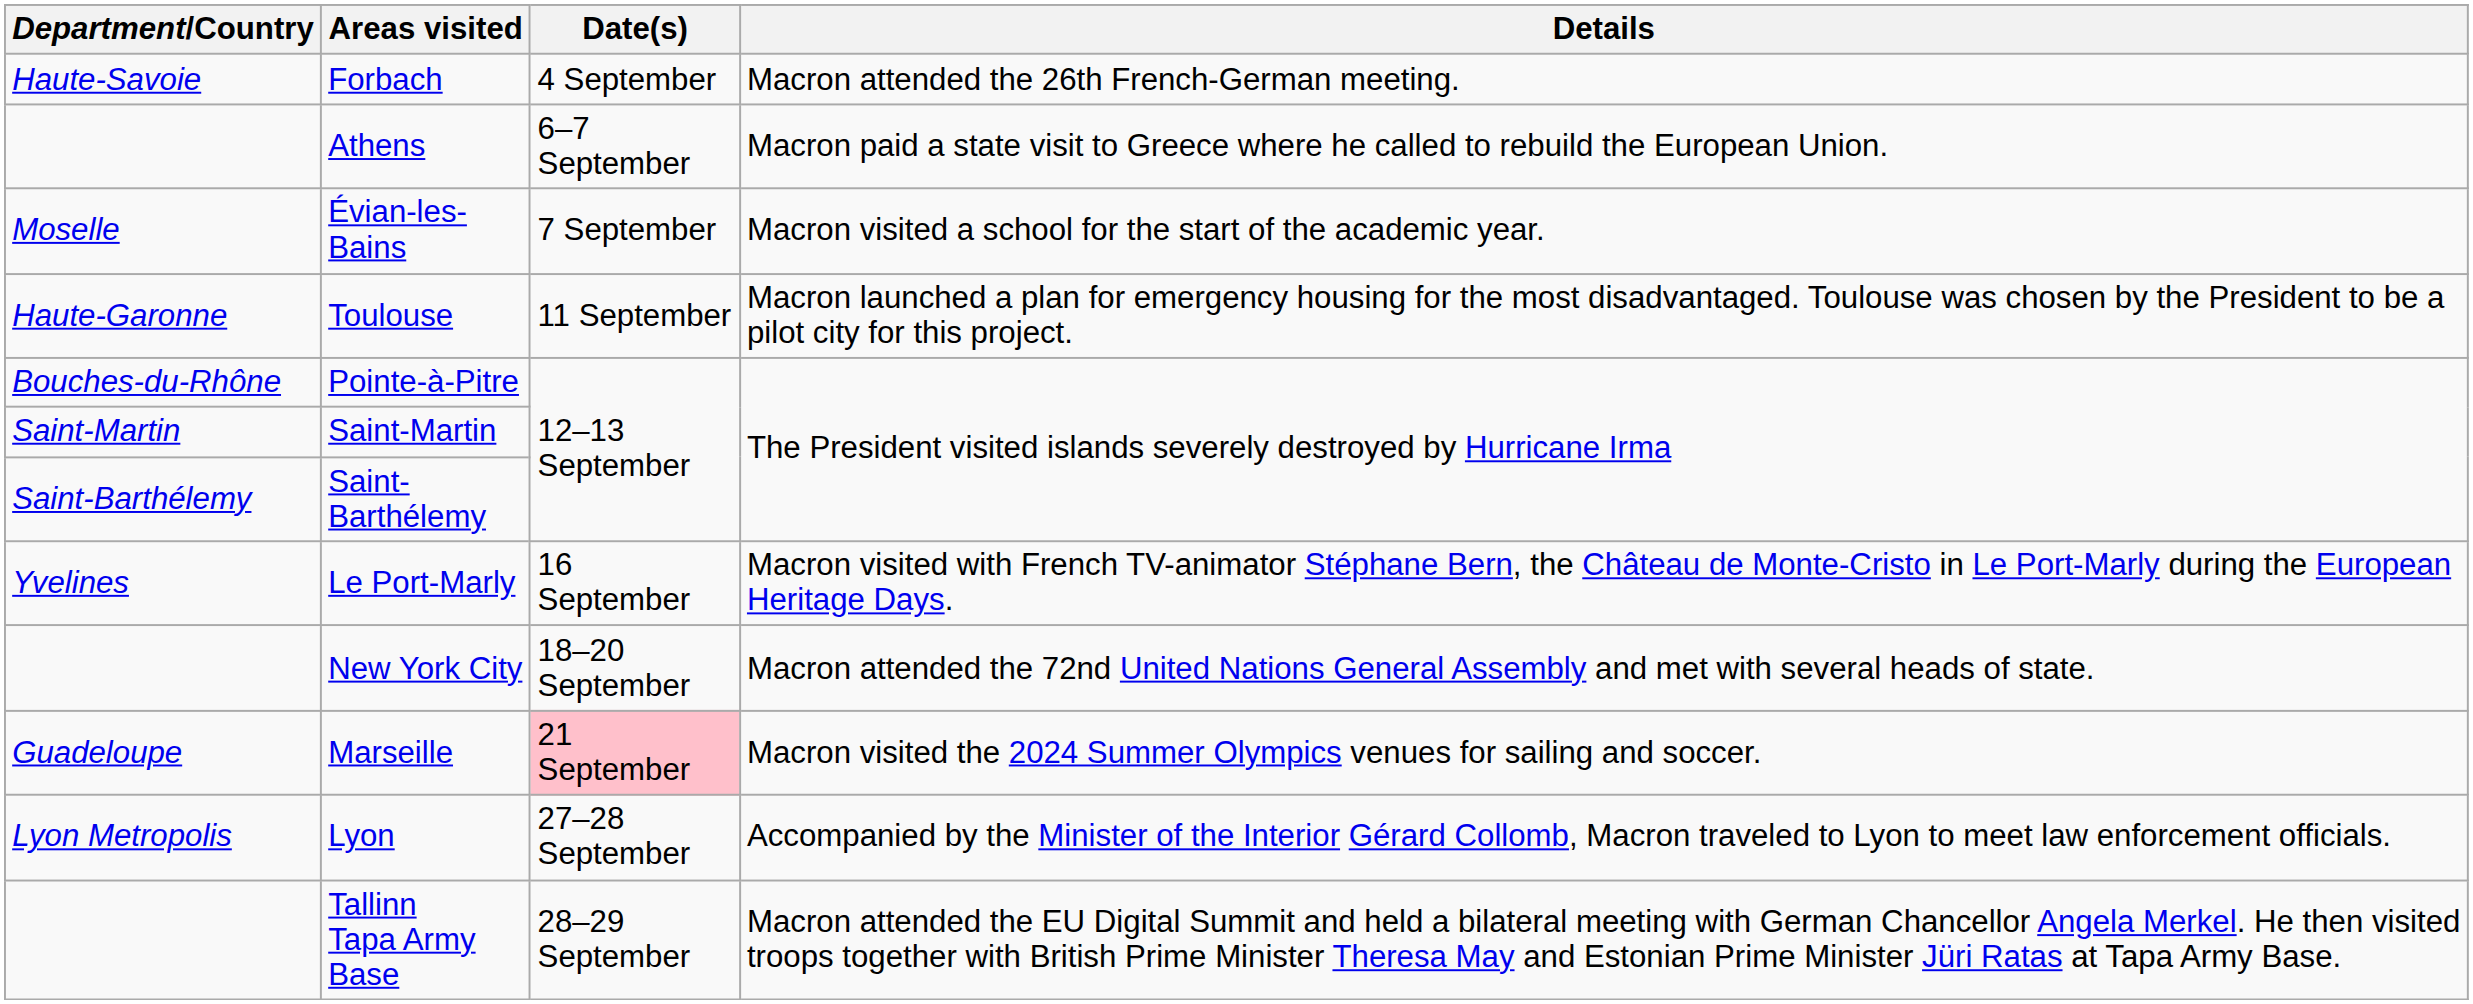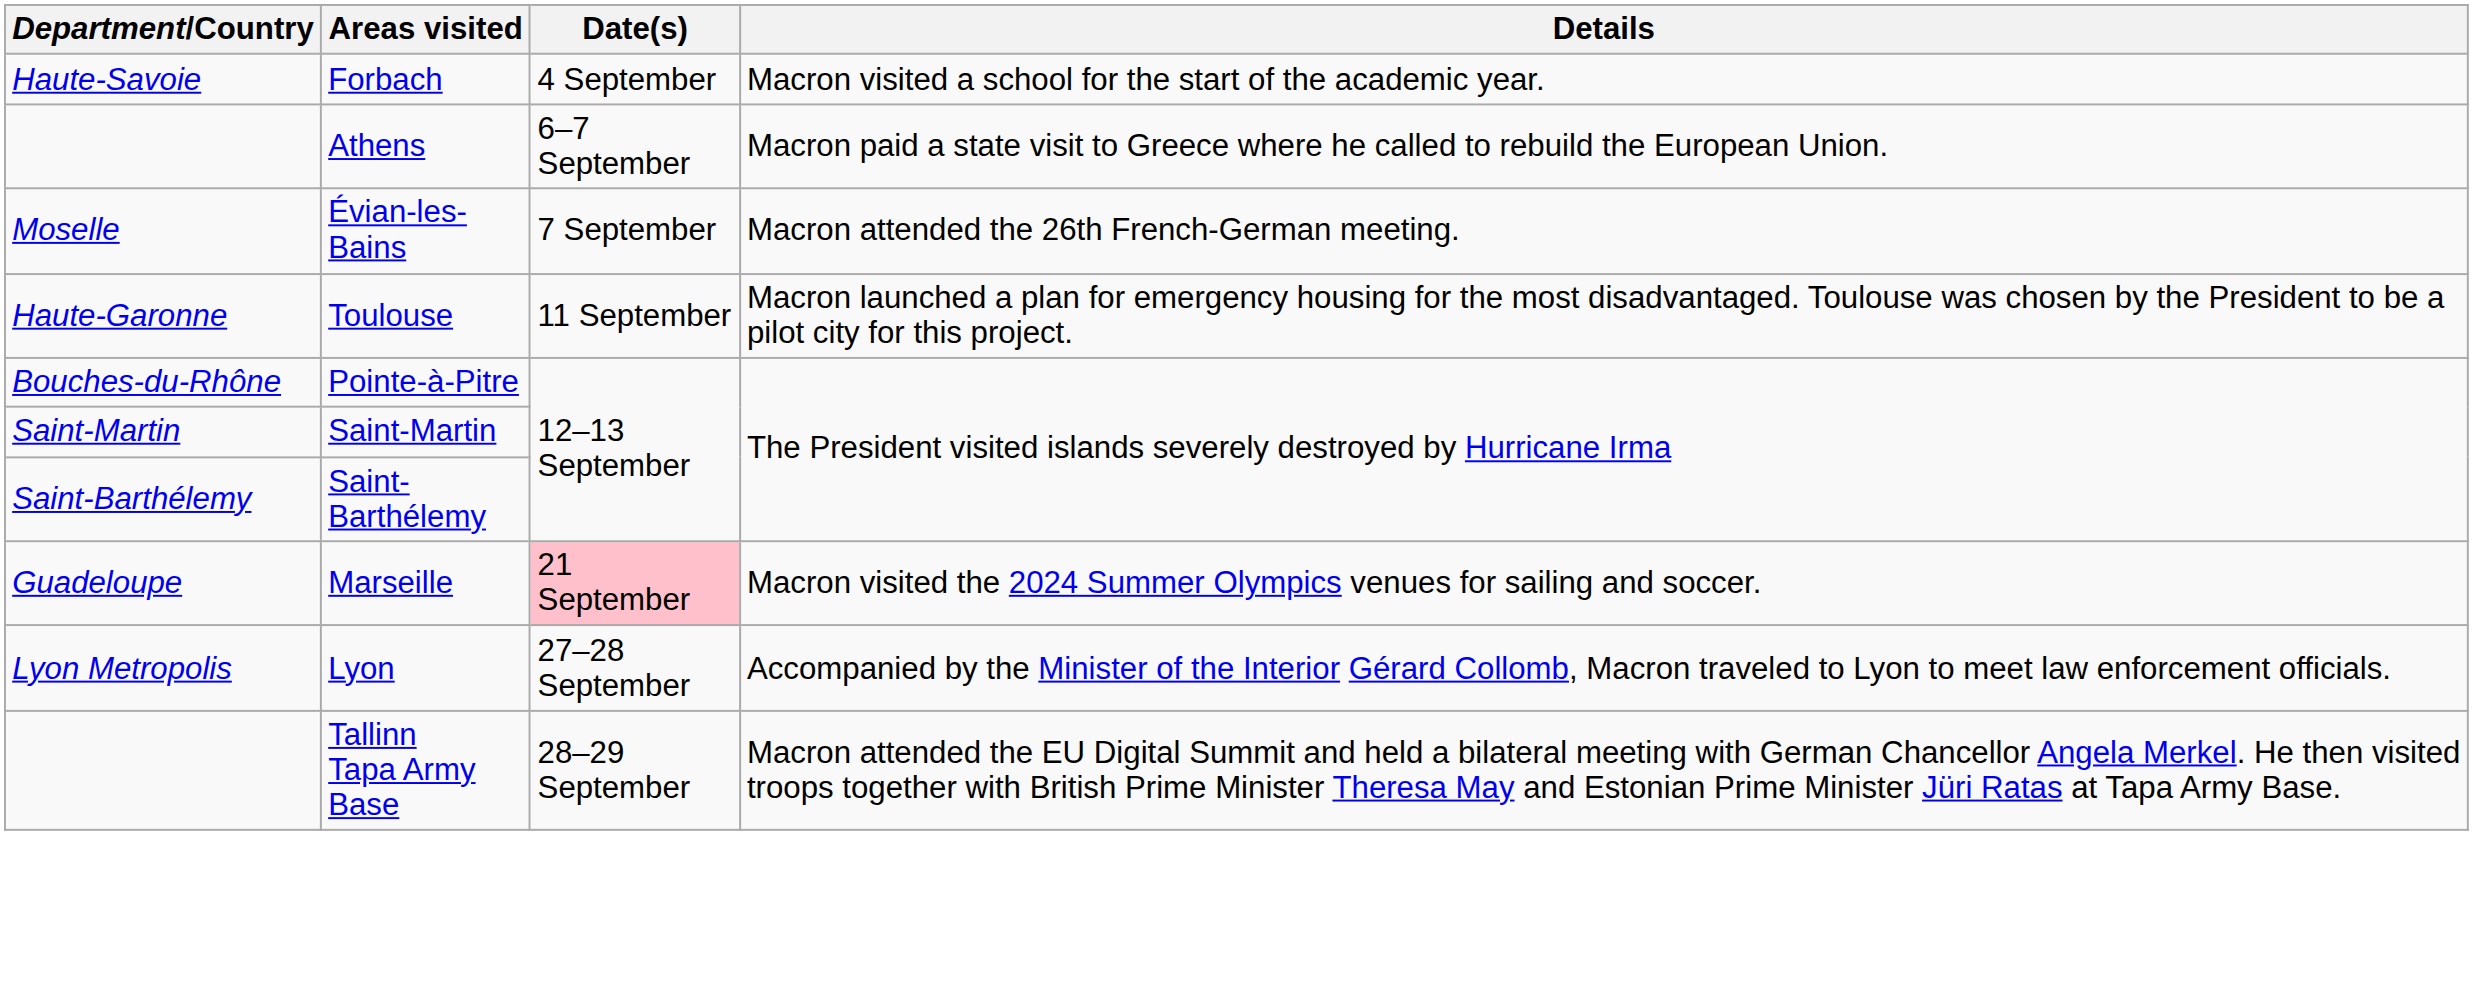(1103, 78) Macron attended the 26th French-German meeting. -> (1146, 78) Macron visited a school for the start of the academic year.
(1146, 230) Macron visited a school for the start of the academic year. -> (1103, 230) Macron attended the 26th French-German meeting.
- row: (422, 583)
- row: (425, 667)
